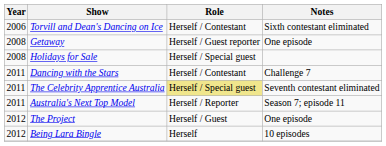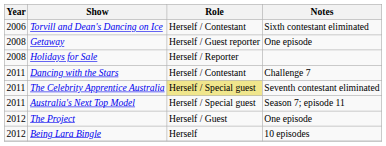(212, 57) Herself / Special guest -> (204, 57) Herself / Reporter
(204, 103) Herself / Reporter -> (212, 103) Herself / Special guest
